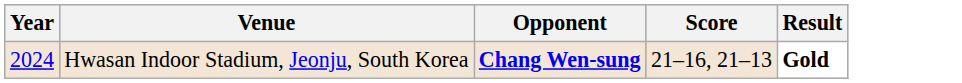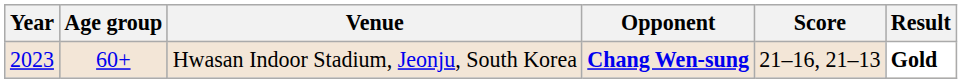+ column: (113, 23)
(32, 59) 2024 -> (32, 59) 2023
